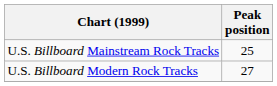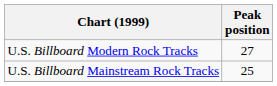rows swapped: (103, 71) <-> (113, 50)
